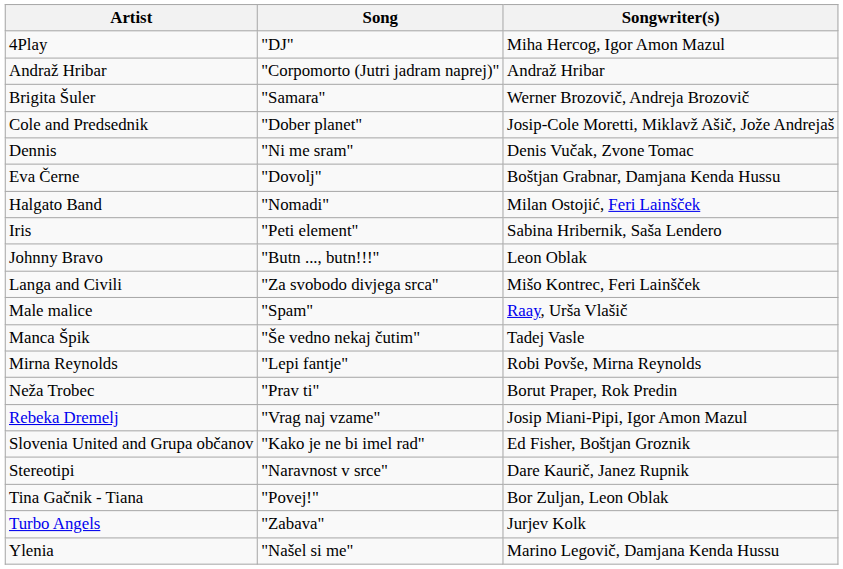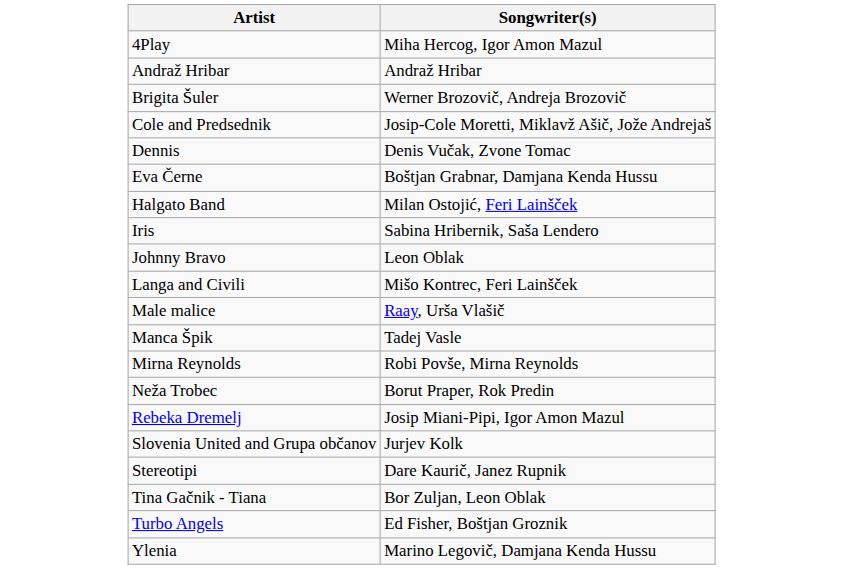- column: (380, 17)
(599, 444) Ed Fisher, Boštjan Groznik -> (424, 444) Jurjev Kolk
(547, 524) Jurjev Kolk -> (476, 524) Ed Fisher, Boštjan Groznik
